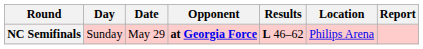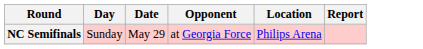- column: (283, 14)
(214, 34) bold -> (211, 34) normal
